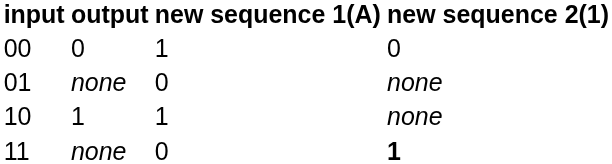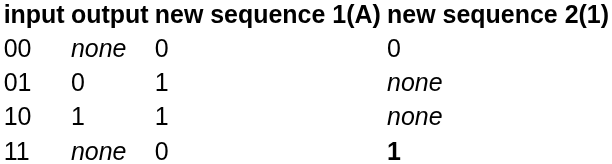(78, 48) 0 -> (99, 48) none
(162, 48) 1 -> (162, 48) 0
(99, 83) none -> (78, 83) 0
(162, 83) 0 -> (162, 83) 1
